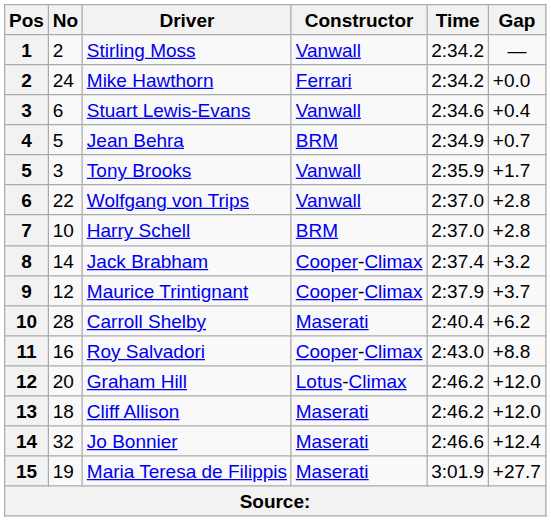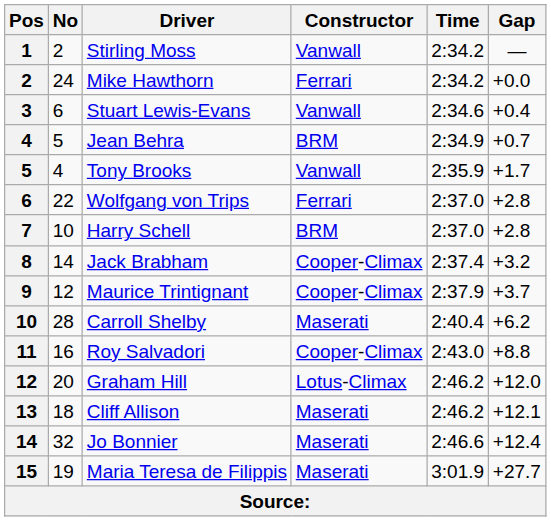(58, 170) 3 -> (58, 170) 4
(328, 200) Vanwall -> (324, 200) Ferrari
(517, 411) +12.0 -> (517, 411) +12.1
